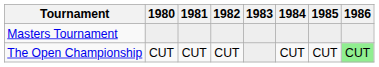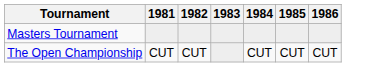- column: (161, 14)
(358, 53) lightgreen background -> (325, 53) no background
